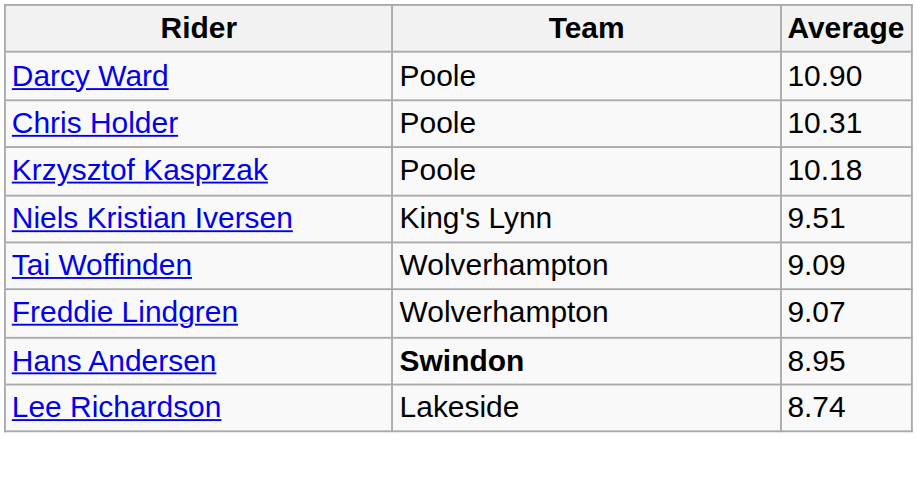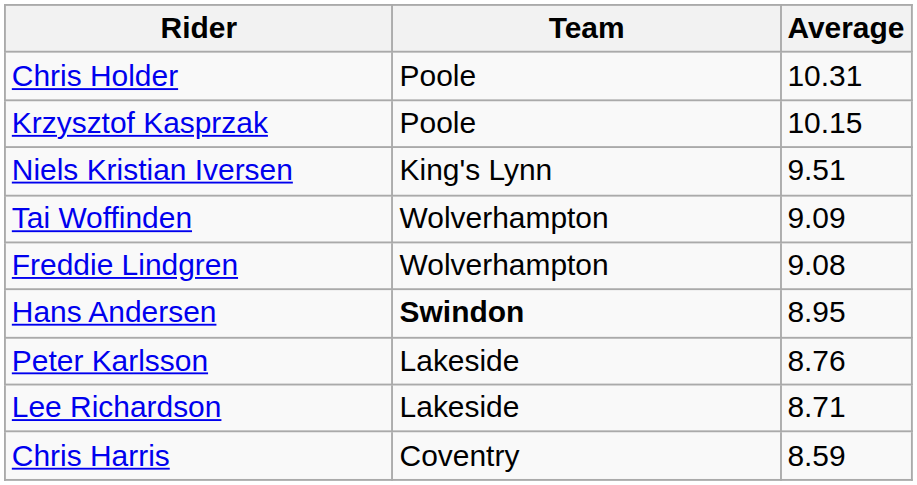- row: (90, 75)
(825, 170) 10.18 -> (825, 123) 10.15
(817, 312) 9.07 -> (817, 265) 9.08
+ row: (110, 360)
(817, 407) 8.74 -> (817, 407) 8.71
+ row: (91, 455)
